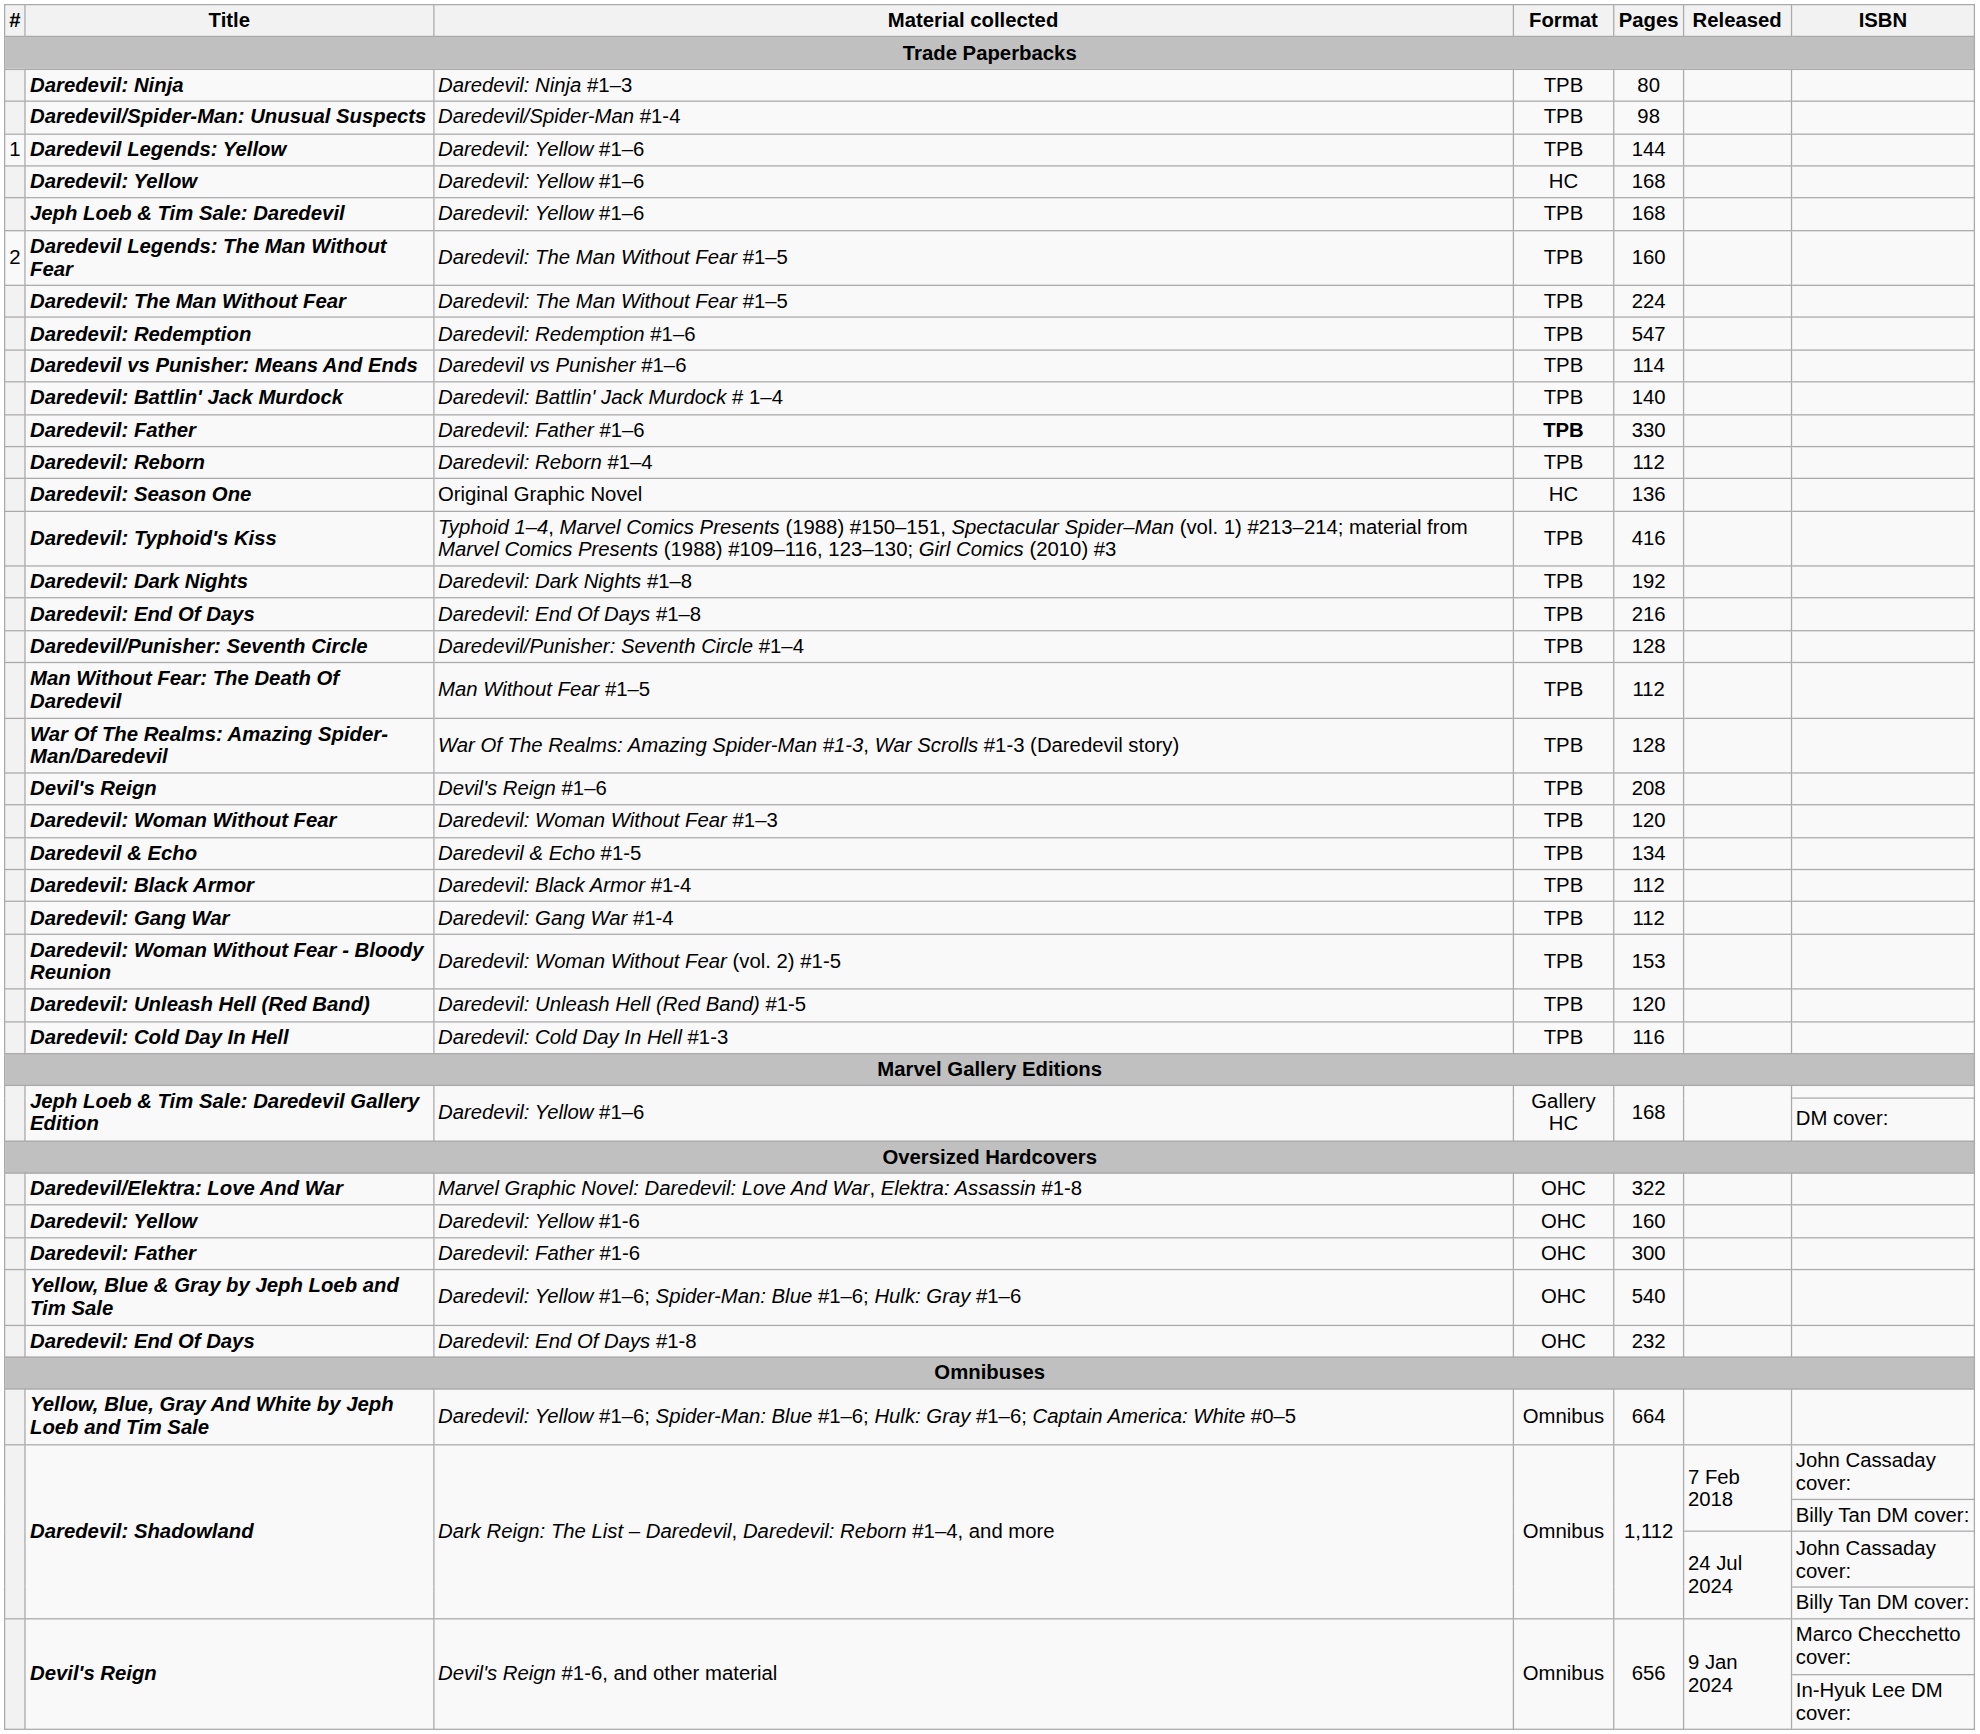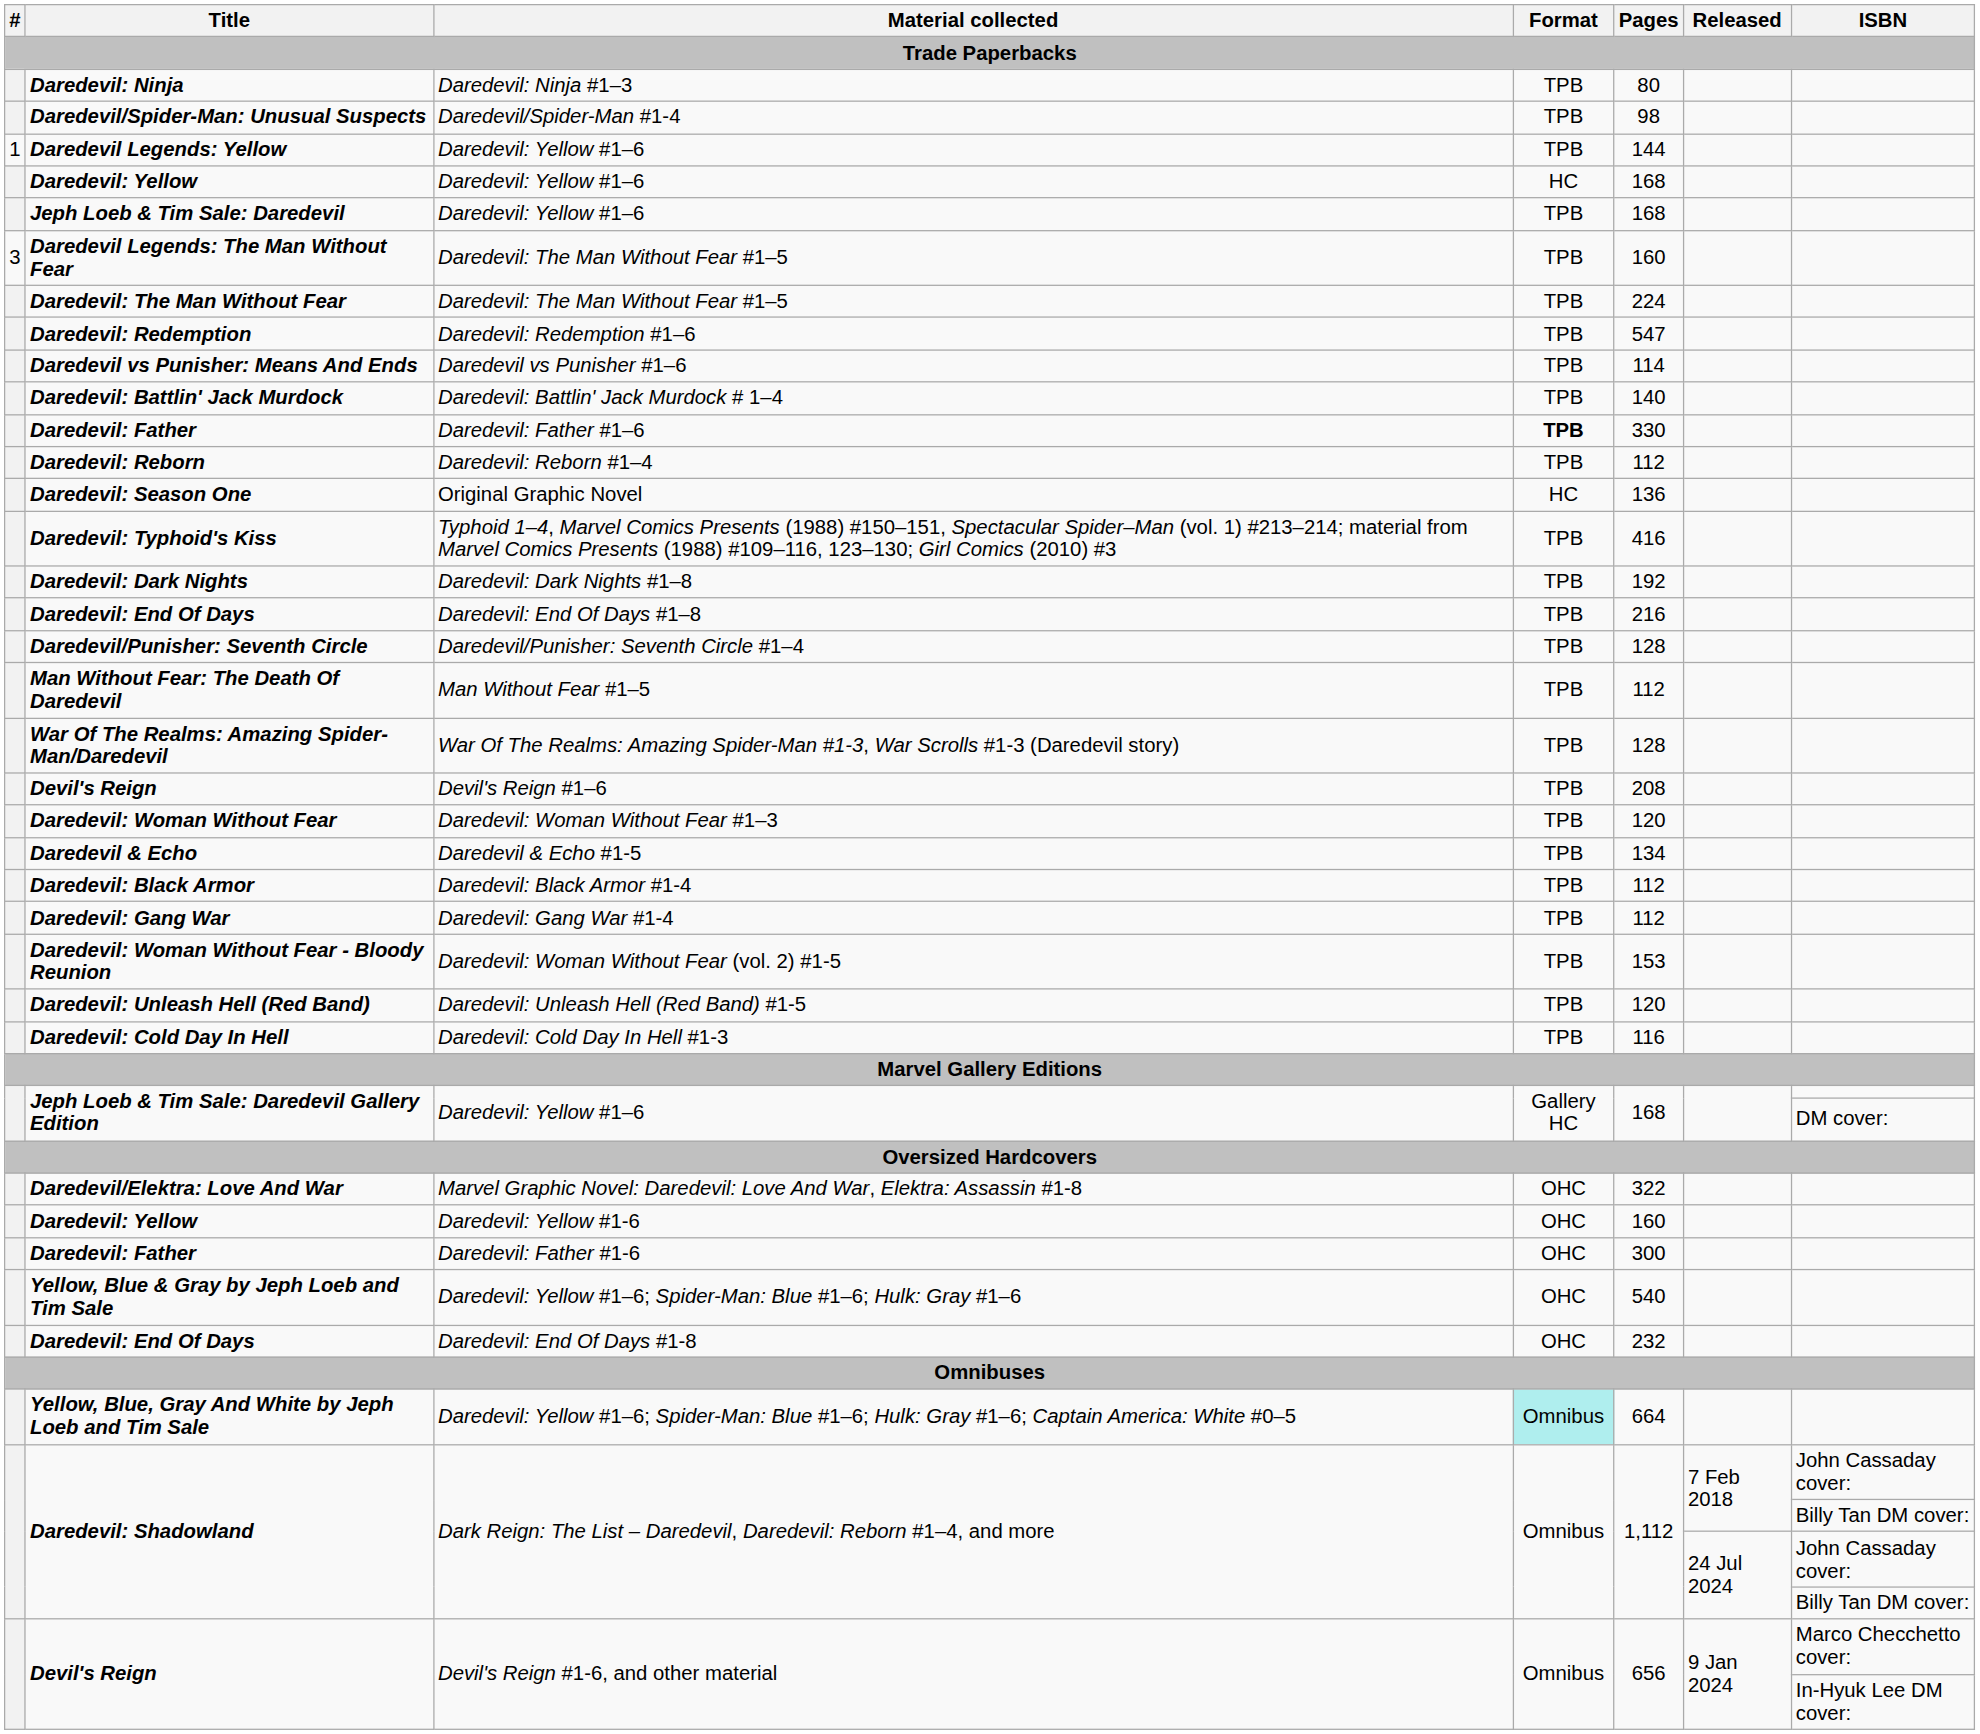(15, 257) 2 -> (15, 257) 3
(1563, 1416) no background -> (1563, 1416) paleturquoise background
